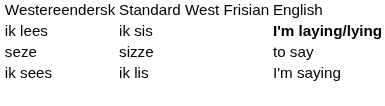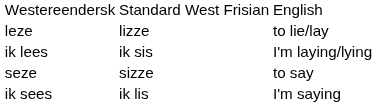+ row: (19, 31)
(328, 31) bold -> (323, 52) normal
